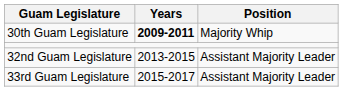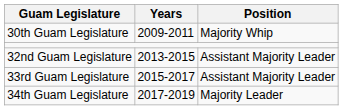(166, 33) bold -> (166, 33) normal
+ row: (68, 95)
